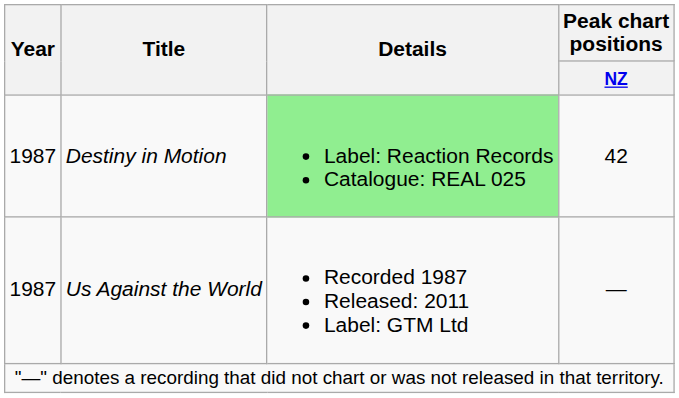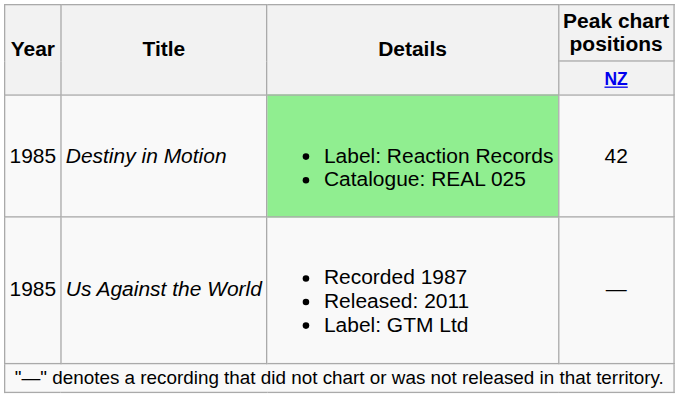(33, 155) 1987 -> (33, 155) 1985
(33, 289) 1987 -> (33, 289) 1985
